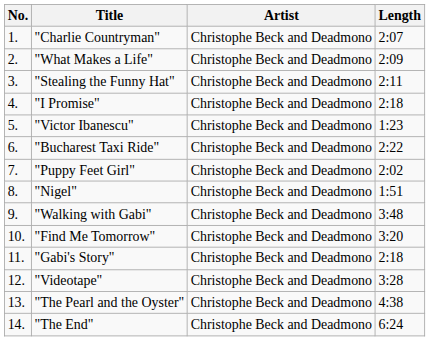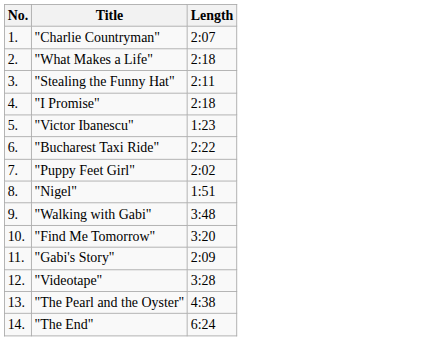- column: (281, 15)
(391, 59) 2:09 -> (203, 59) 2:18
(391, 258) 2:18 -> (203, 258) 2:09
